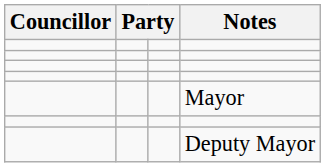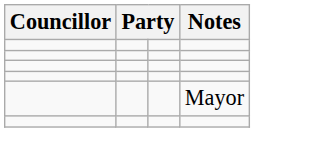- row: (60, 144)
